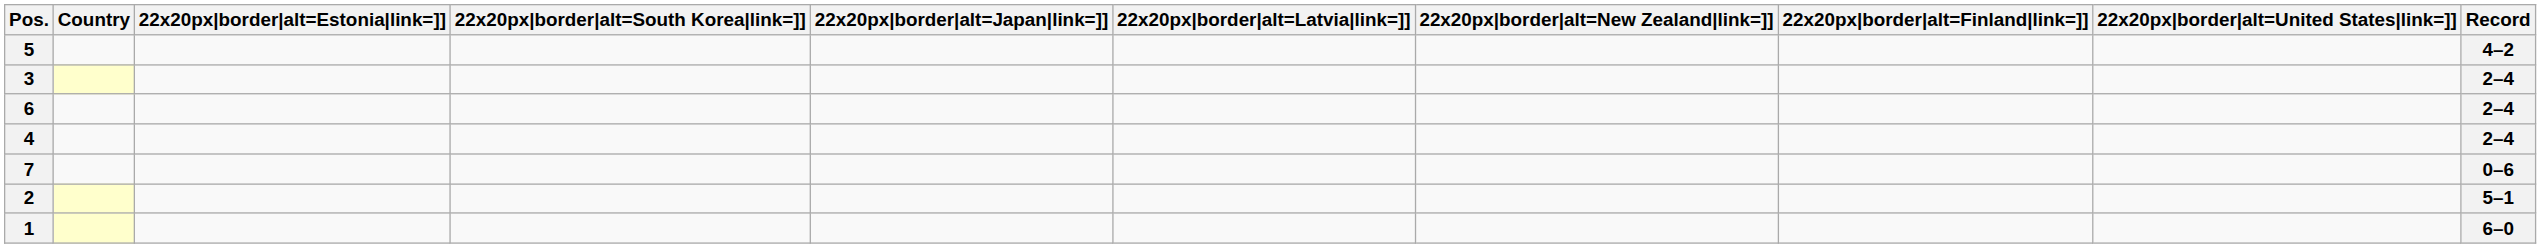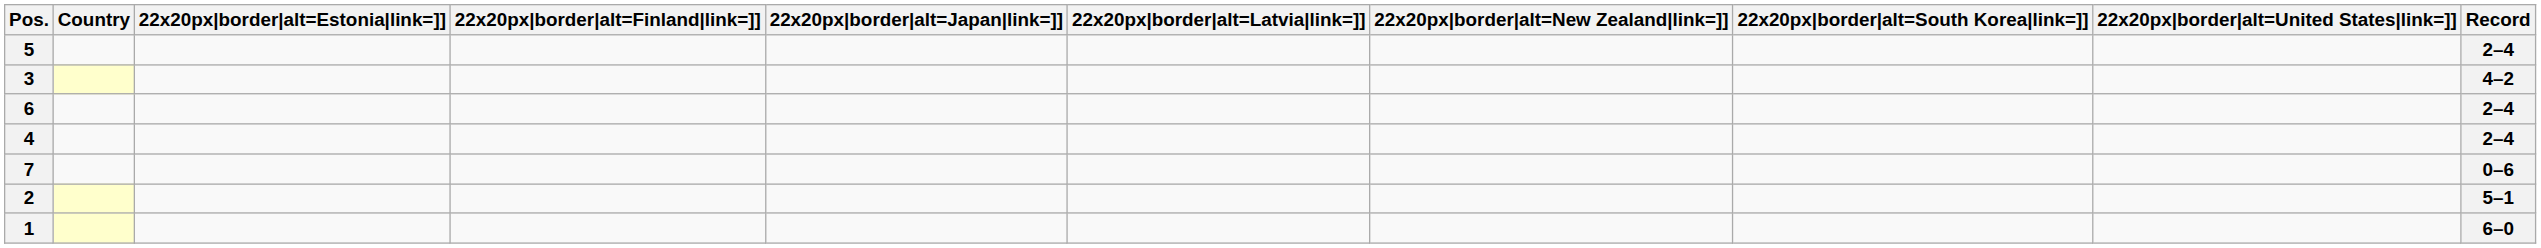columns swapped: (1936, 20) <-> (630, 20)
(2498, 50) 4–2 -> (2498, 50) 2–4
(2498, 80) 2–4 -> (2498, 80) 4–2
